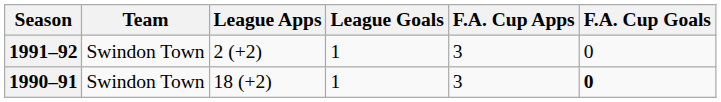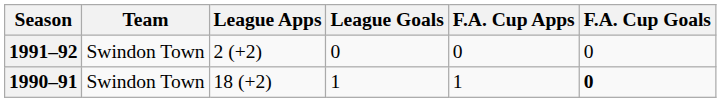(335, 50) 1 -> (335, 50) 0
(458, 50) 3 -> (458, 50) 0
(458, 81) 3 -> (458, 81) 1
